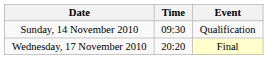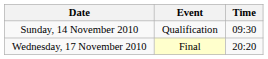columns swapped: (173, 12) <-> (228, 12)
